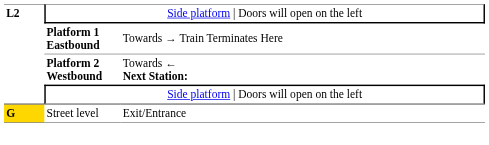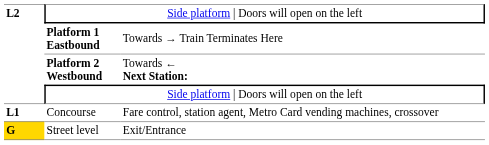+ row: (71, 112)
